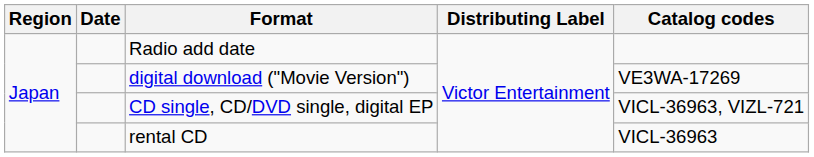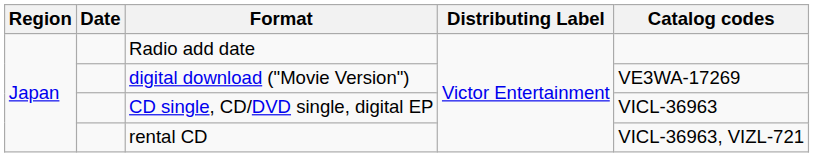(711, 107) VICL-36963, VIZL-721 -> (668, 107) VICL-36963
(668, 136) VICL-36963 -> (711, 136) VICL-36963, VIZL-721
